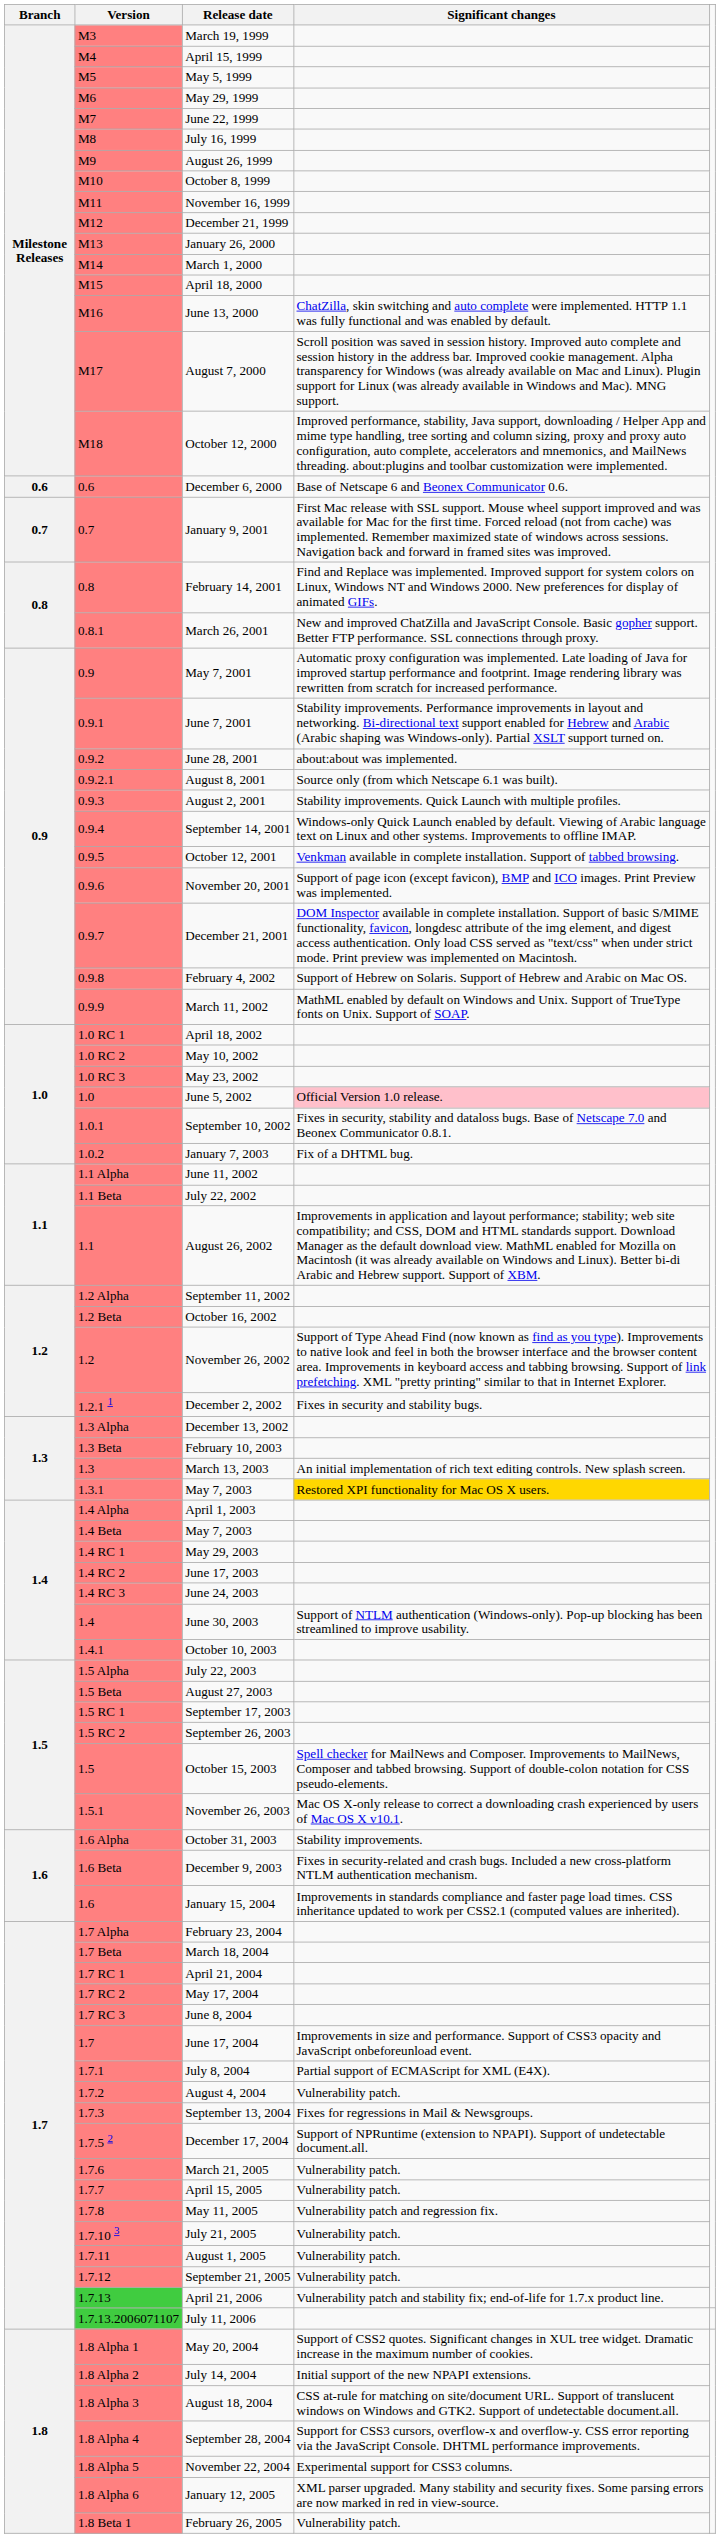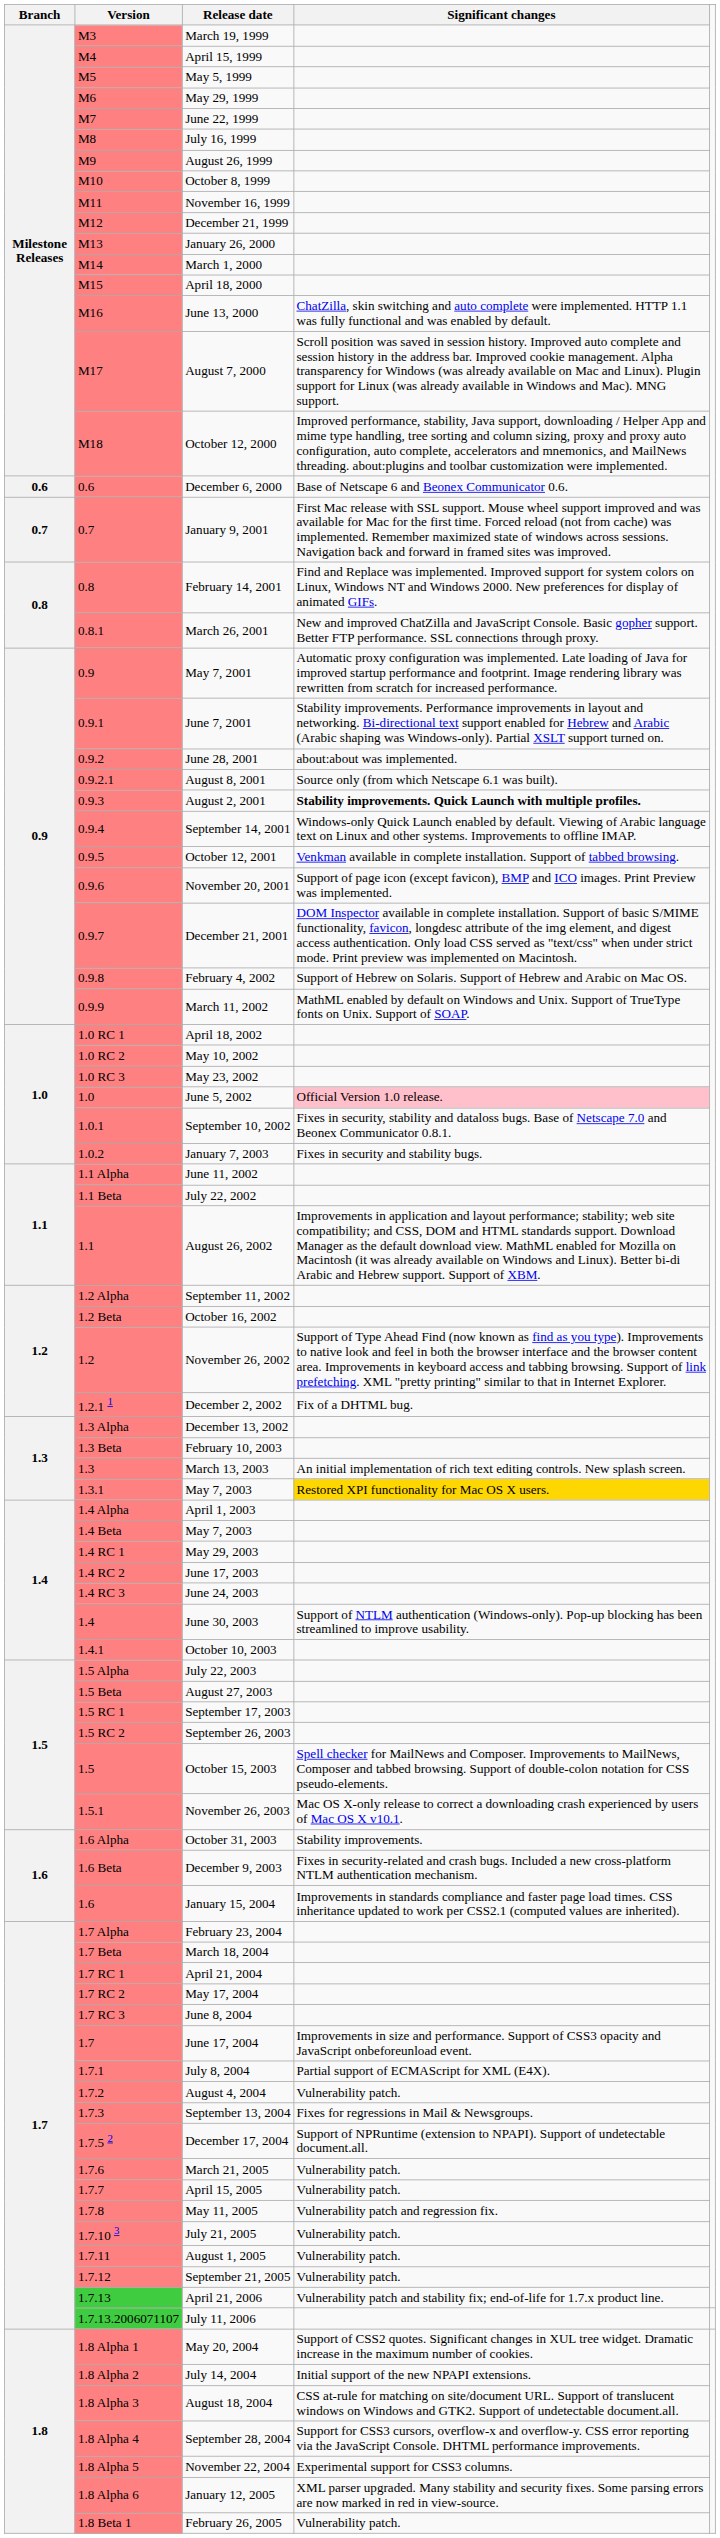(459, 800) normal -> (469, 800) bold
(355, 1153) Fix of a DHTML bug. -> (389, 1153) Fixes in security and stability bugs.
(389, 1404) Fixes in security and stability bugs. -> (355, 1404) Fix of a DHTML bug.
